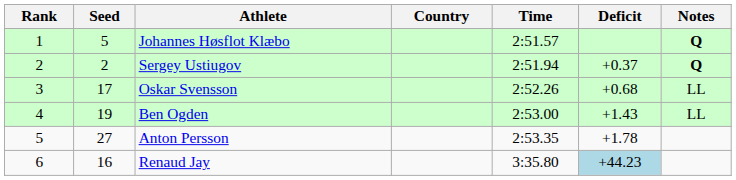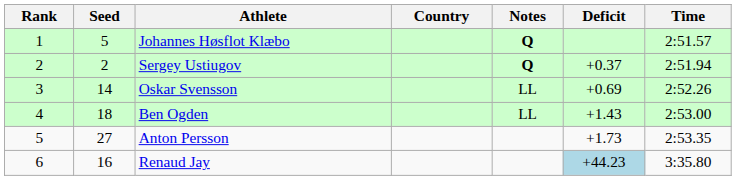columns swapped: (536, 16) <-> (696, 16)
(105, 89) 17 -> (105, 89) 14
(620, 89) +0.68 -> (604, 89) +0.69
(105, 114) 19 -> (105, 114) 18
(620, 138) +1.78 -> (604, 138) +1.73
